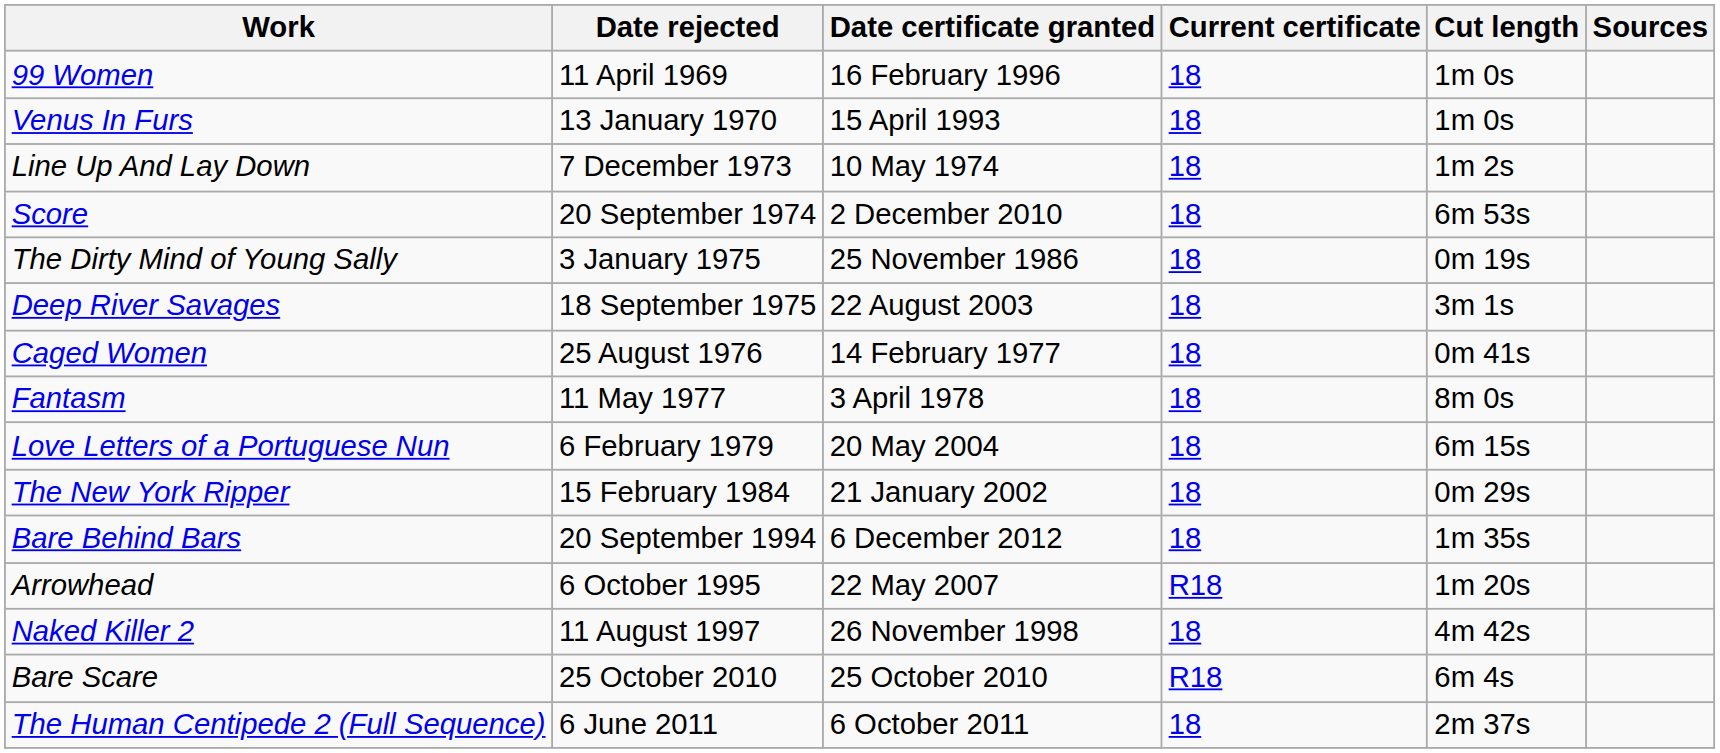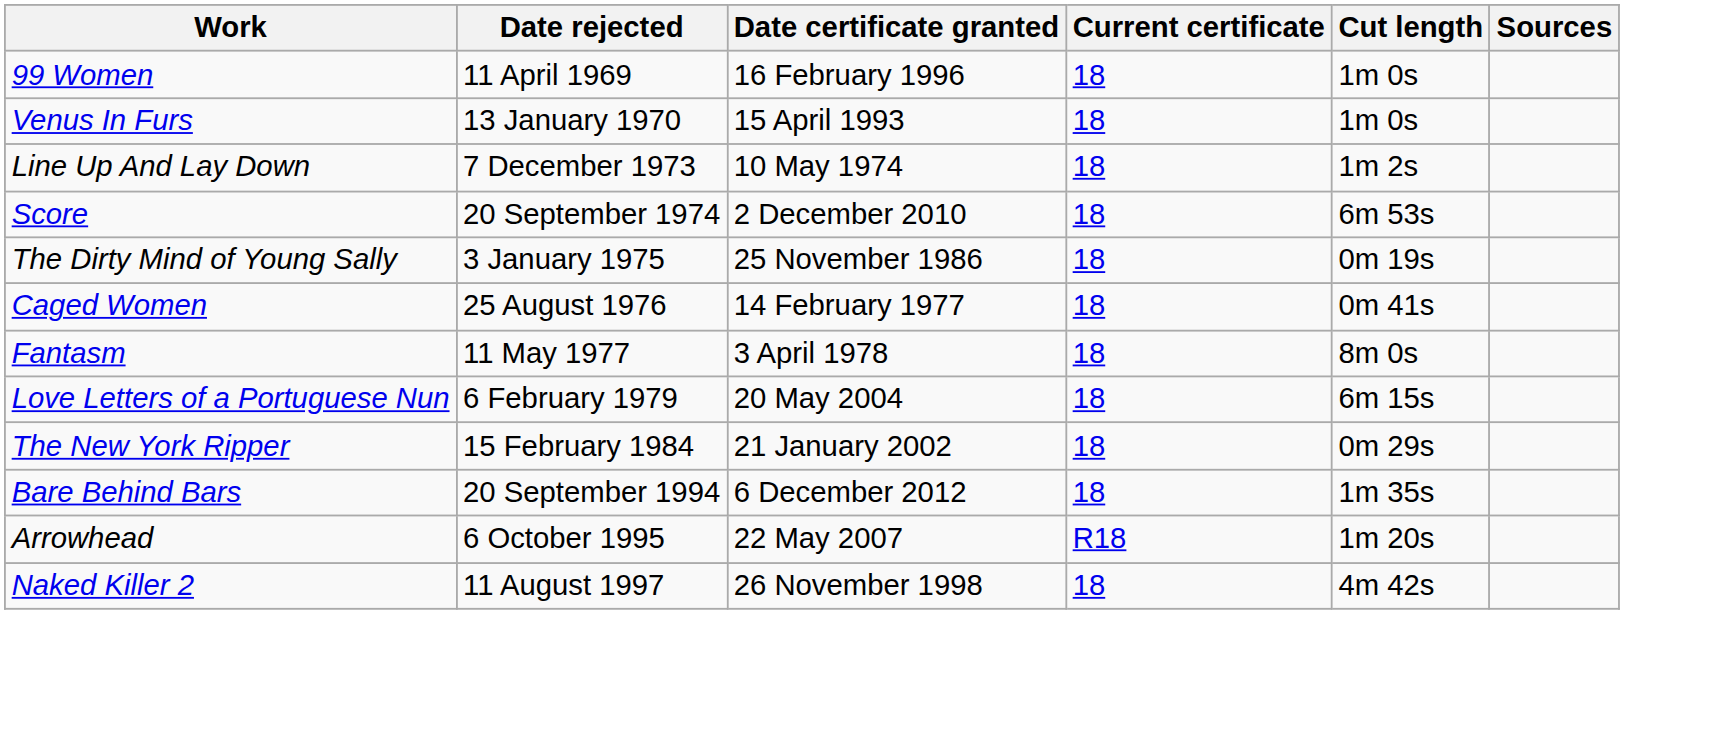- row: (146, 306)
- row: (85, 677)
- row: (279, 724)
